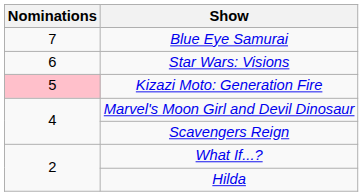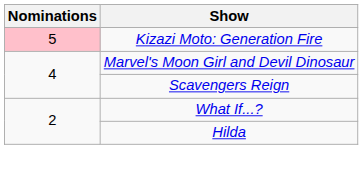- row: (229, 39)
- row: (229, 62)
